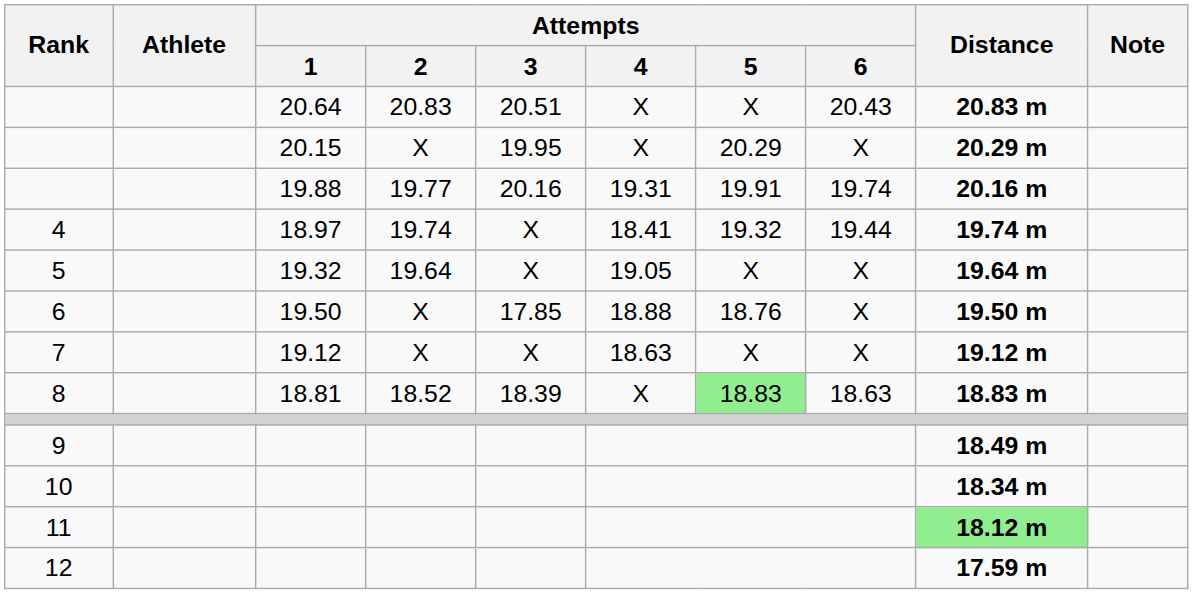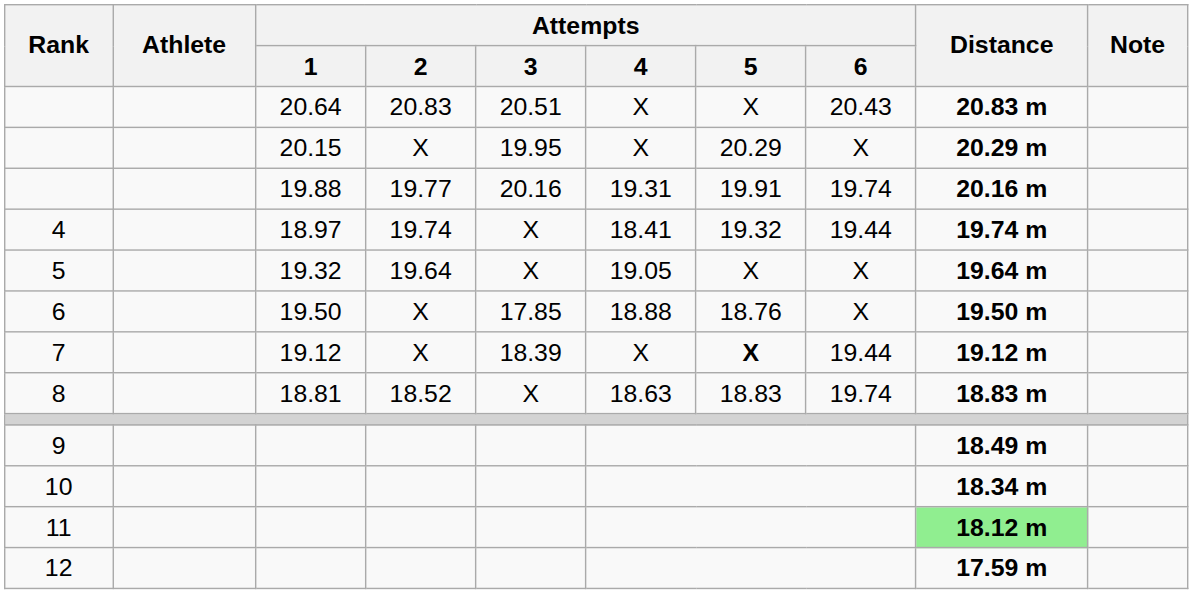(531, 352) X -> (531, 352) 18.39
(641, 352) 18.63 -> (641, 352) X
(751, 352) normal -> (751, 352) bold
(861, 352) X -> (861, 352) 19.44
(531, 392) 18.39 -> (531, 392) X
(641, 392) X -> (641, 392) 18.63
(751, 392) lightgreen background -> (751, 392) no background
(861, 392) 18.63 -> (861, 392) 19.74
